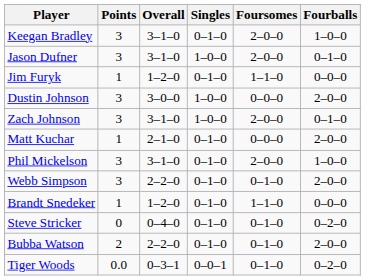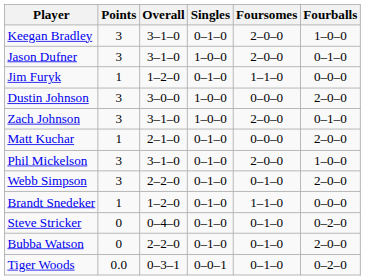(119, 243) 2 -> (119, 243) 0
